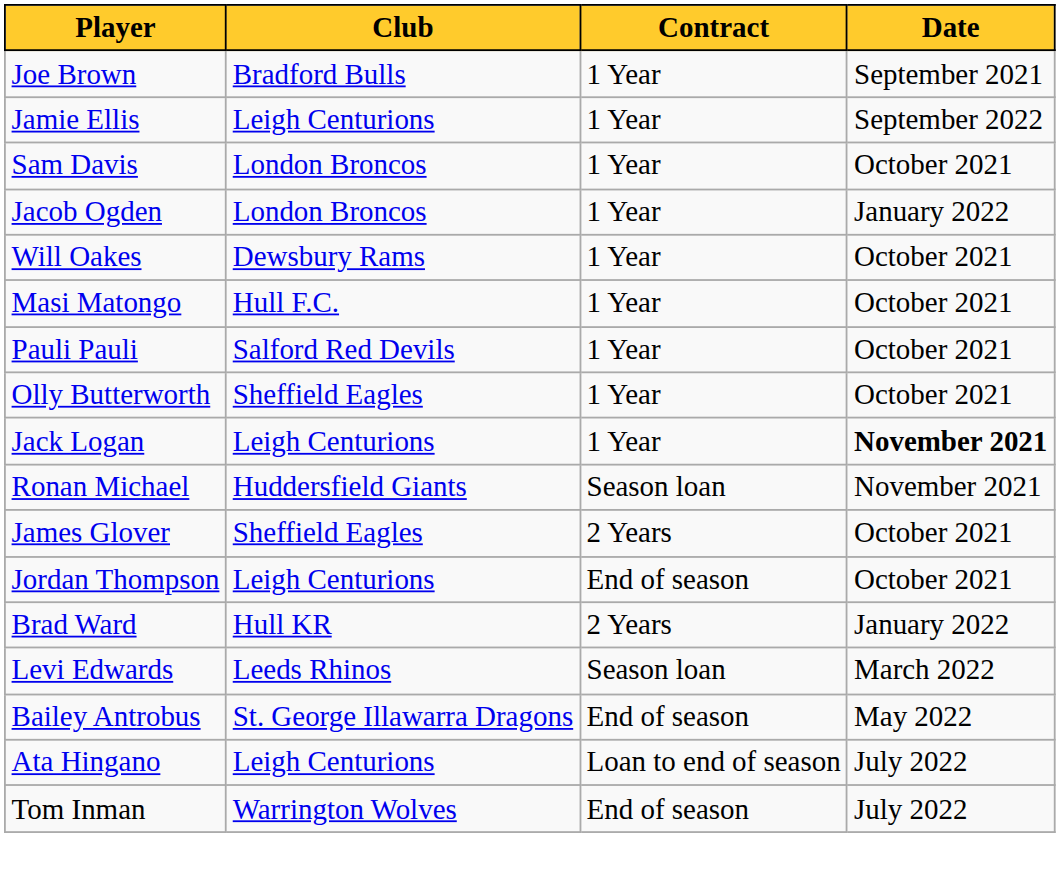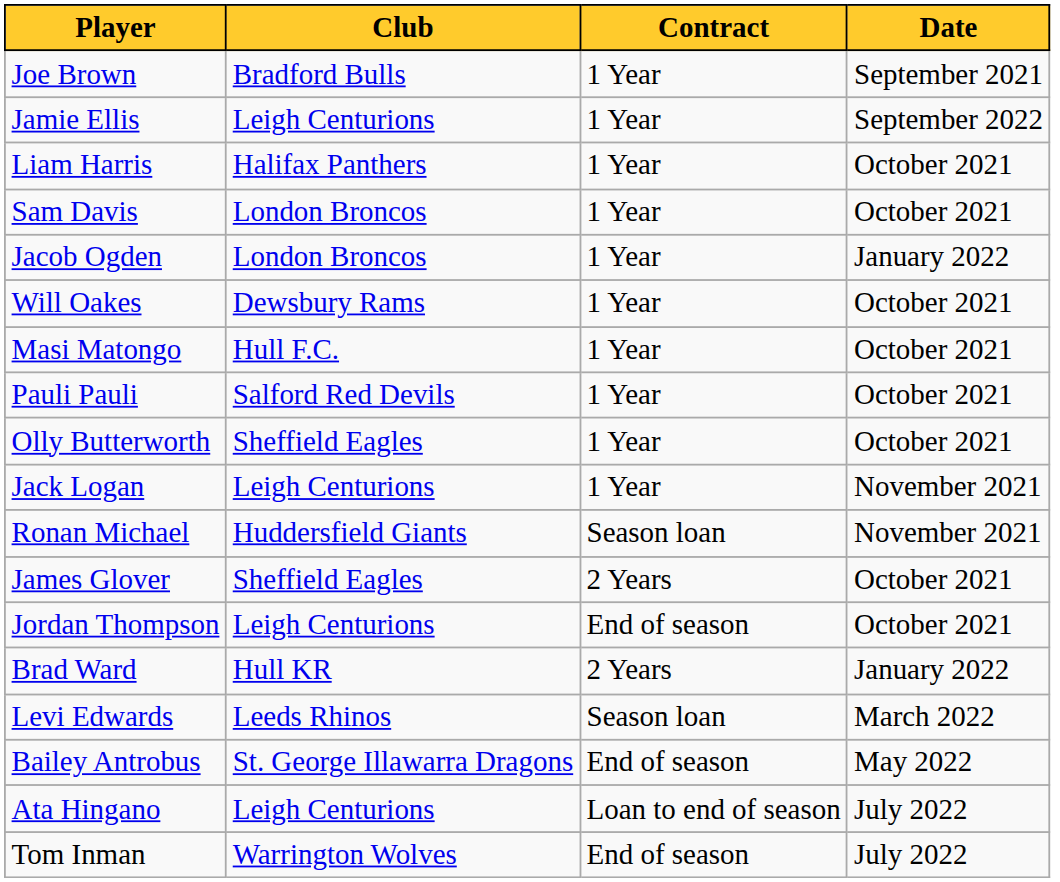+ row: (82, 165)
(951, 440) bold -> (948, 486) normal
